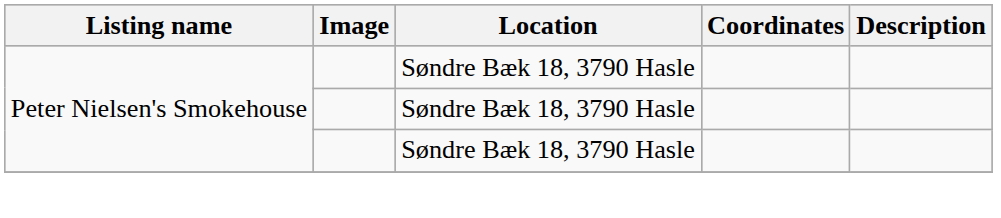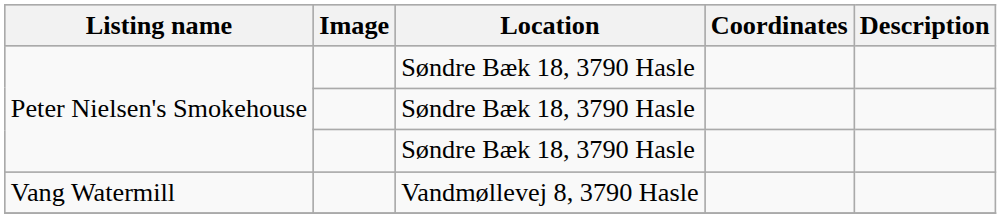+ row: (93, 191)
